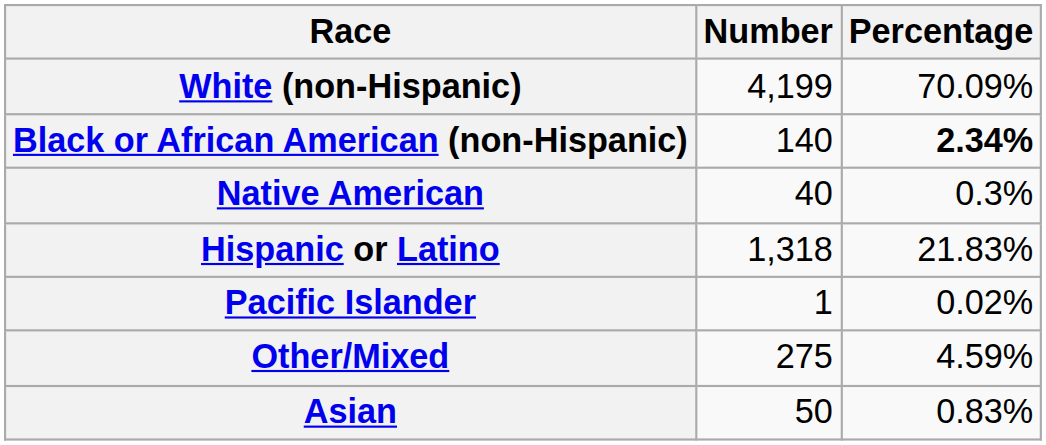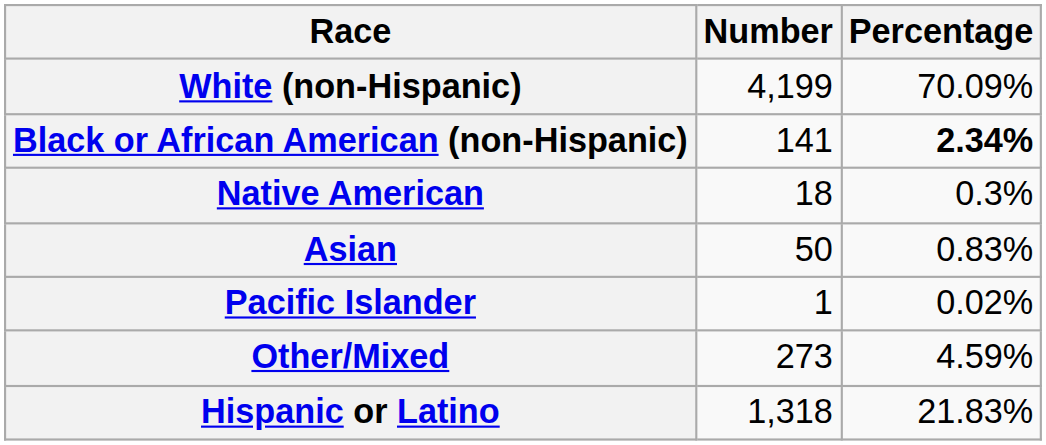(804, 140) 140 -> (804, 140) 141
(814, 194) 40 -> (814, 194) 18
rows swapped: (350, 411) <-> (350, 248)
(804, 357) 275 -> (804, 357) 273
